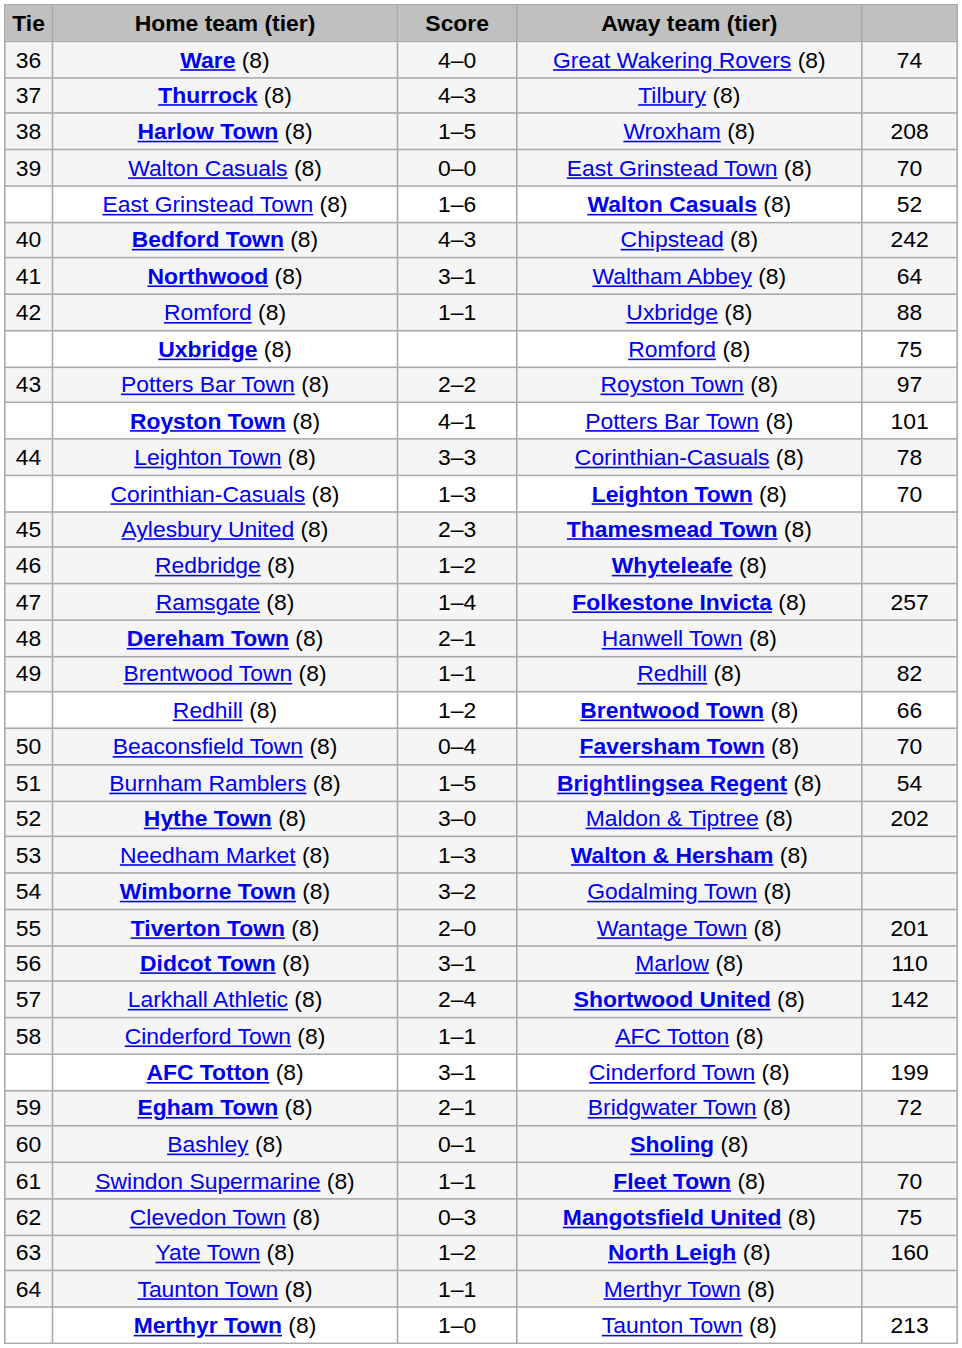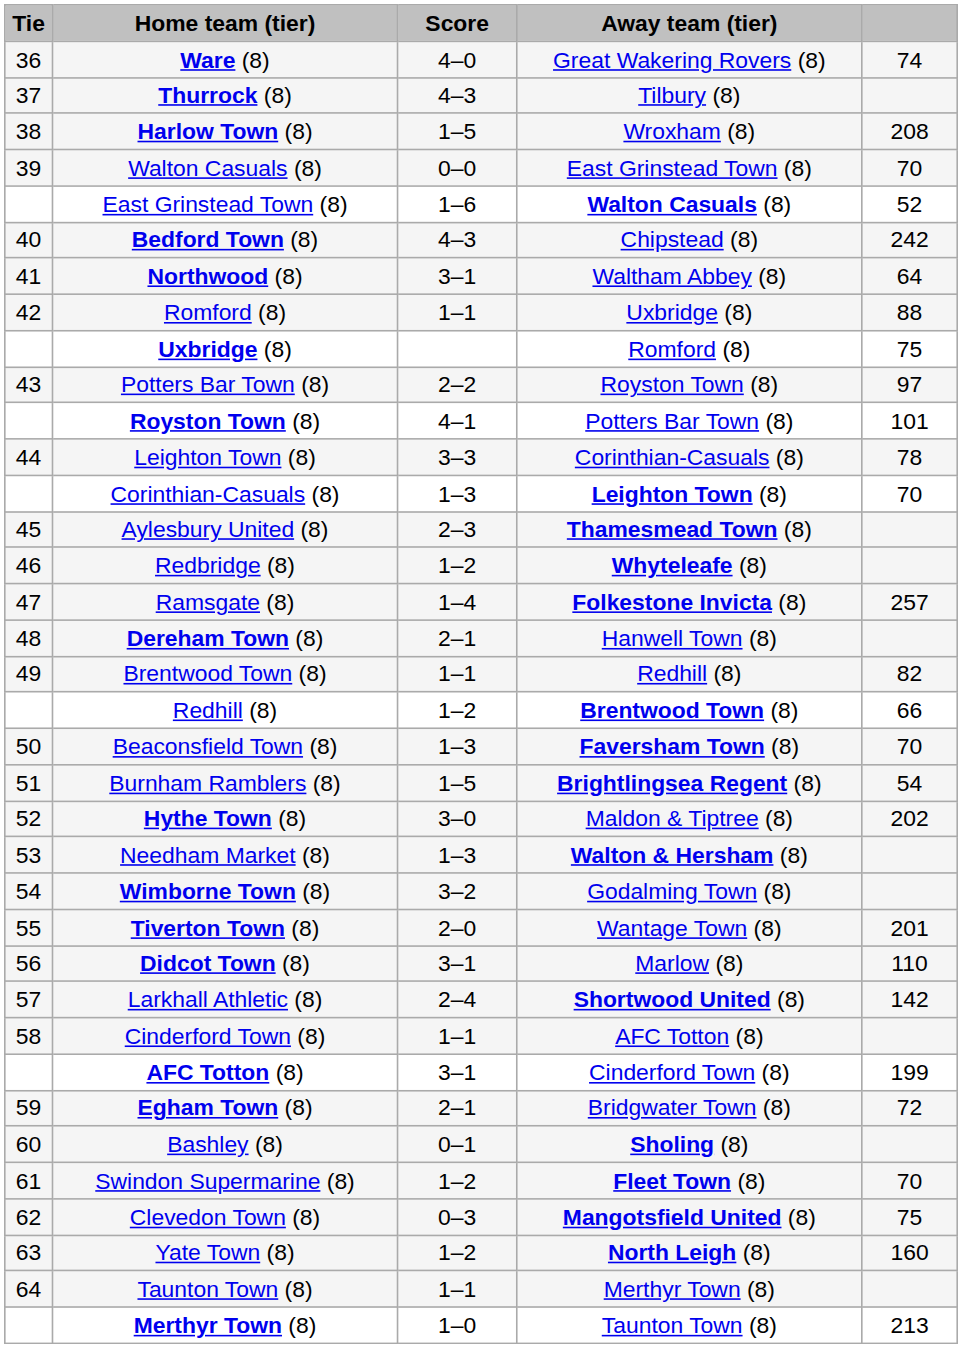(457, 747) 0–4 -> (457, 747) 1–3
(457, 1181) 1–1 -> (457, 1181) 1–2
